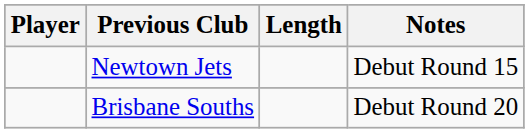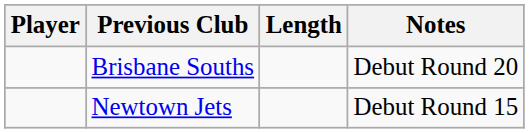rows swapped: (162, 66) <-> (173, 107)
